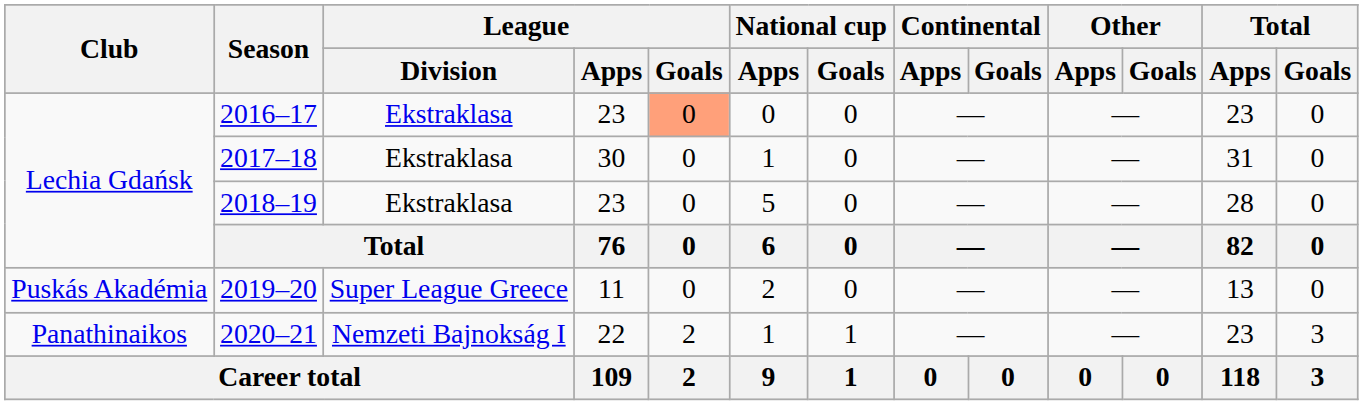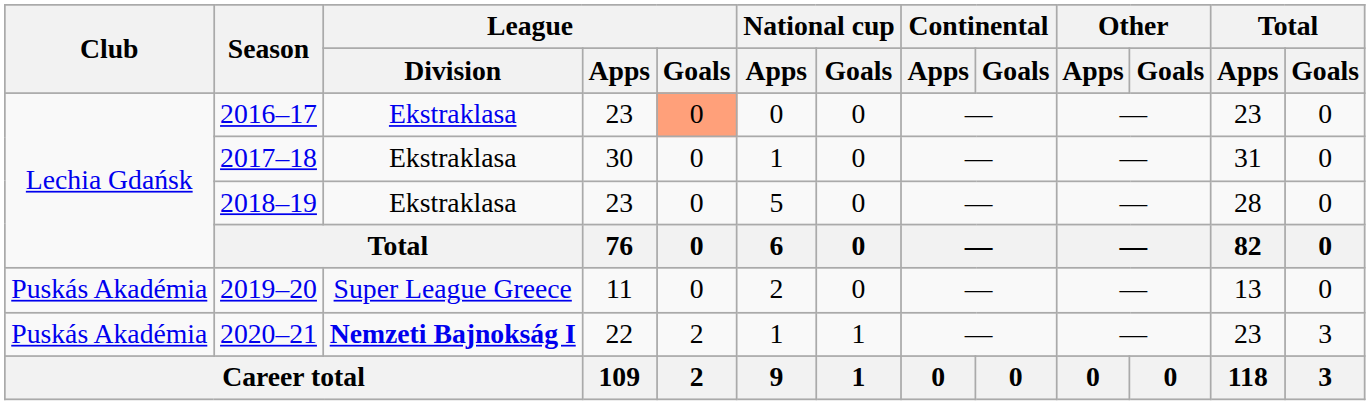(109, 333) Panathinaikos -> (109, 333) Puskás Akadémia
(449, 333) normal -> (453, 333) bold
